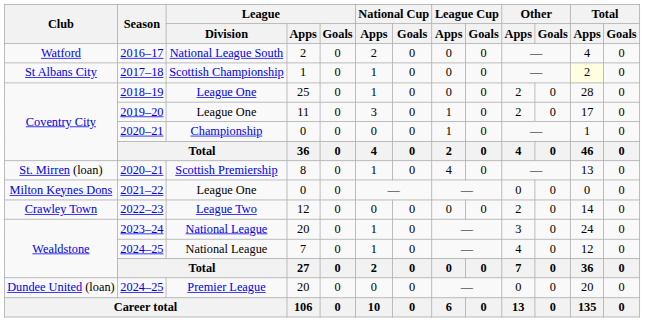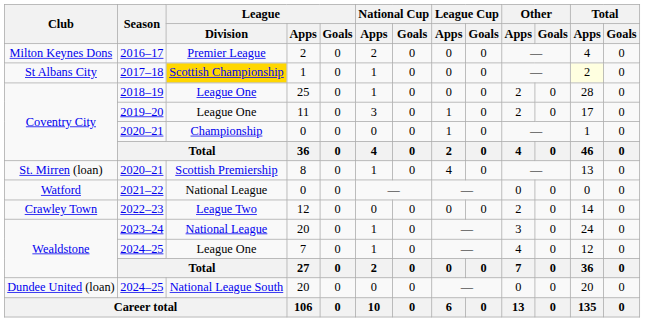(61, 53) Watford -> (61, 53) Milton Keynes Dons
(226, 53) National League South -> (226, 53) Premier League
(226, 72) no background -> (226, 72) gold background
(61, 190) Milton Keynes Dons -> (61, 190) Watford
(226, 190) League One -> (226, 190) National League
(226, 248) National League -> (226, 248) League One
(226, 287) Premier League -> (226, 287) National League South
